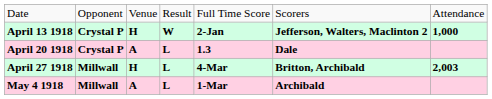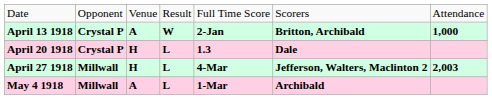(133, 31) H -> (133, 31) A
(351, 31) Jefferson, Walters, Maclinton 2 -> (320, 31) Britton, Archibald
(133, 49) A -> (133, 49) H
(320, 67) Britton, Archibald -> (351, 67) Jefferson, Walters, Maclinton 2
